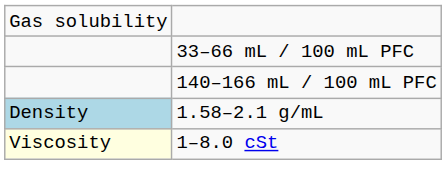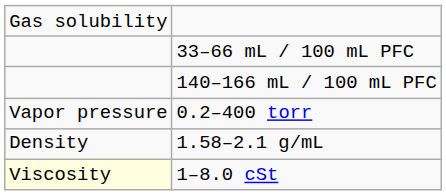+ row: (244, 113)
(49, 113) lightblue background -> (49, 144) no background
